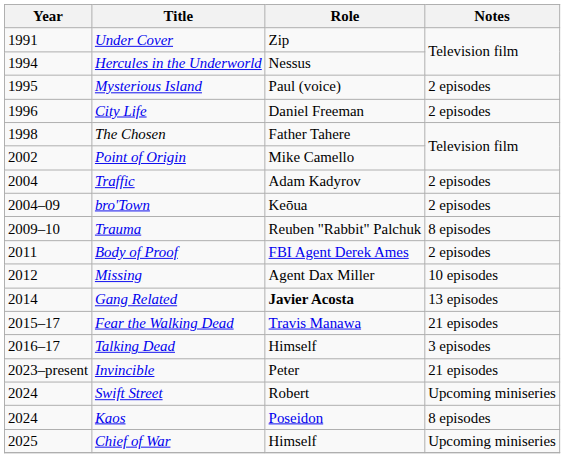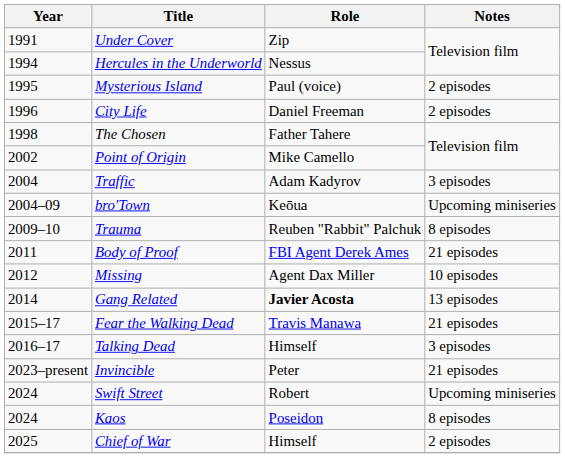(459, 181) 2 episodes -> (459, 181) 3 episodes
(459, 205) 2 episodes -> (492, 205) Upcoming miniseries
(459, 252) 2 episodes -> (463, 252) 21 episodes
(492, 441) Upcoming miniseries -> (459, 441) 2 episodes
